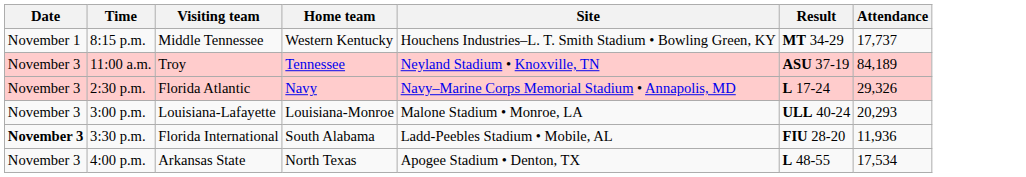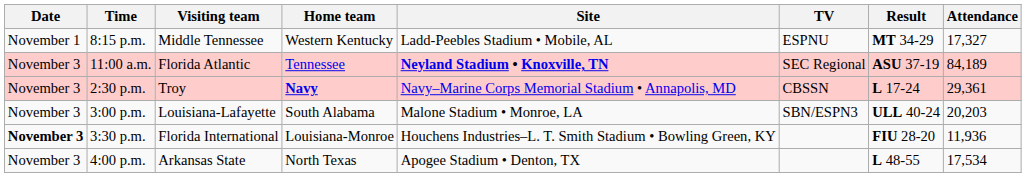+ column: (824, 16)
(588, 40) Houchens Industries–L. T. Smith Stadium • Bowling Green, KY -> (507, 40) Ladd-Peebles Stadium • Mobile, AL
(877, 40) 17,737 -> (967, 40) 17,327
(172, 64) Troy -> (204, 64) Florida Atlantic
(500, 64) normal -> (505, 64) bold
(204, 88) Florida Atlantic -> (172, 88) Troy
(301, 88) normal -> (302, 88) bold
(877, 88) 29,326 -> (967, 88) 29,361
(340, 112) Louisiana-Monroe -> (330, 112) South Alabama
(877, 112) 20,293 -> (967, 112) 20,203
(330, 137) South Alabama -> (340, 137) Louisiana-Monroe
(507, 137) Ladd-Peebles Stadium • Mobile, AL -> (588, 137) Houchens Industries–L. T. Smith Stadium • Bowling Green, KY
